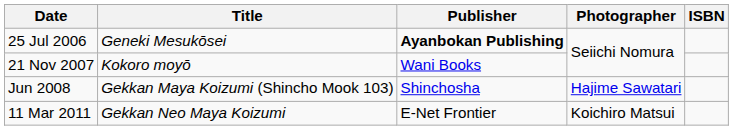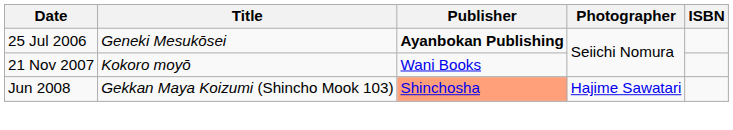(440, 88) no background -> (440, 88) lightsalmon background
- row: (50, 112)
